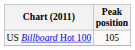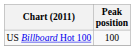(112, 38) 105 -> (112, 38) 100
